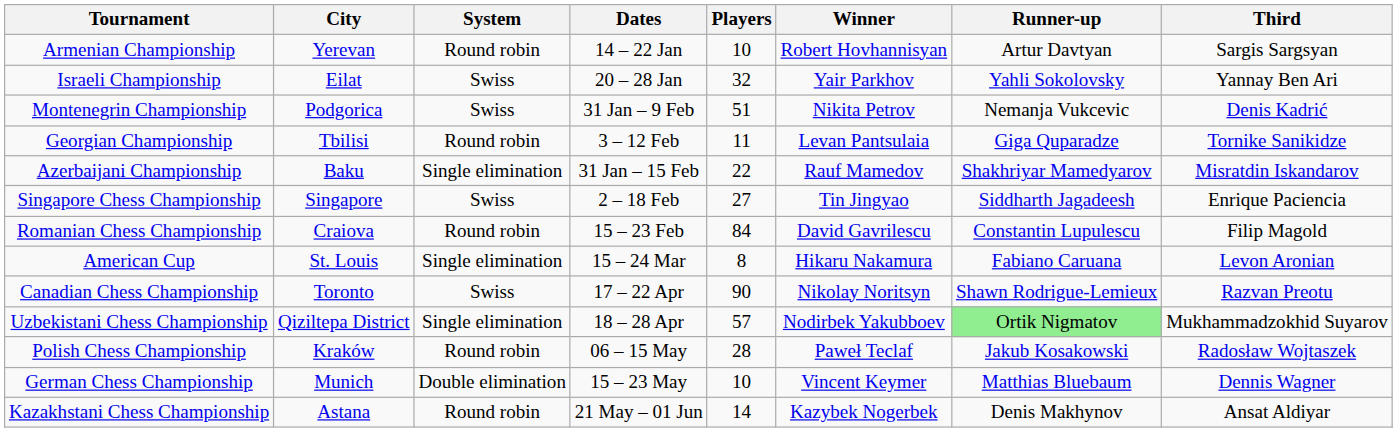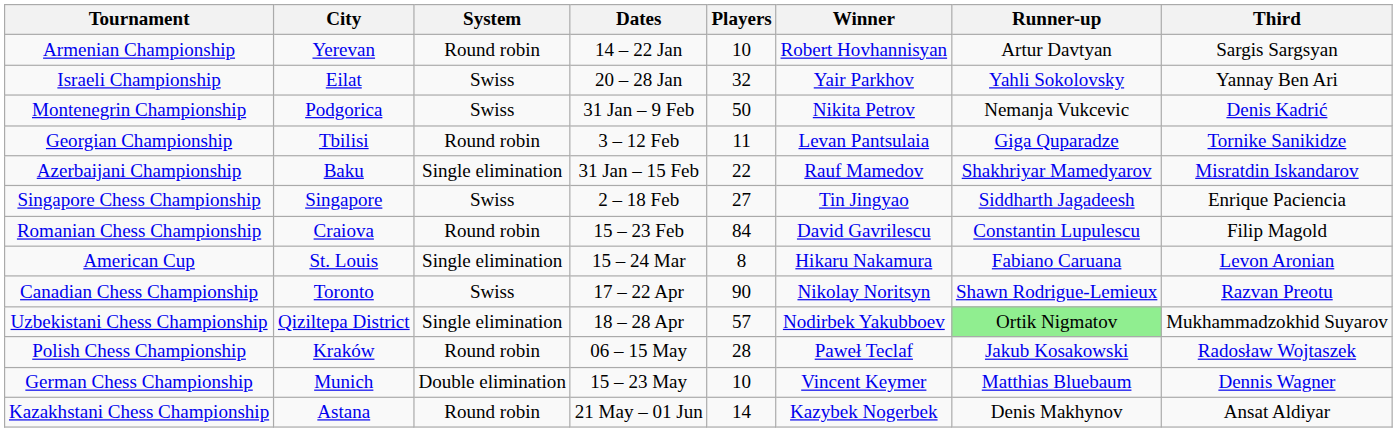(742, 110) 51 -> (742, 110) 50
